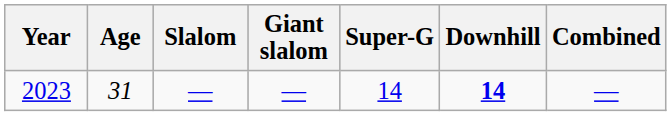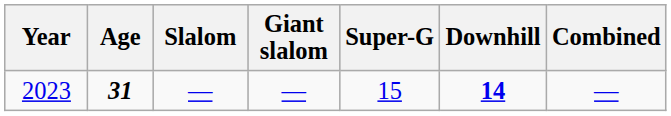(120, 90) normal -> (120, 90) bold
(390, 90) 14 -> (390, 90) 15
